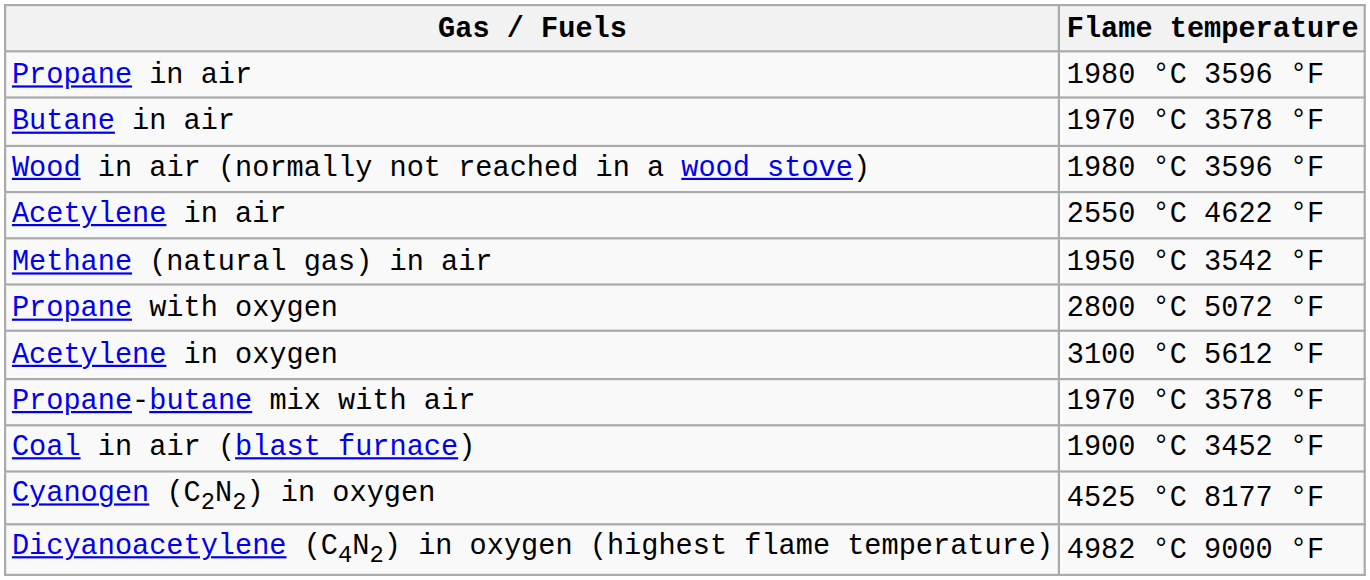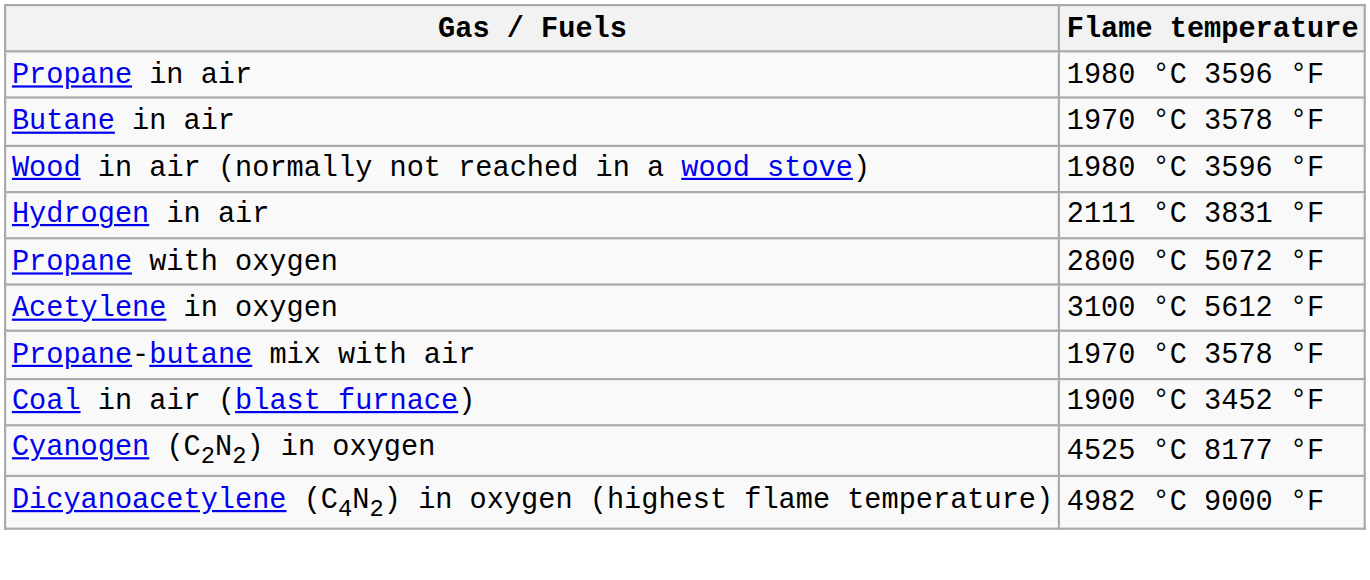- row: (149, 215)
- row: (252, 261)
+ row: (141, 215)
